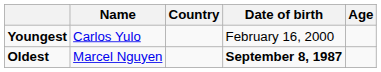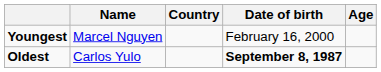(107, 36) Carlos Yulo -> (118, 36) Marcel Nguyen
(118, 57) Marcel Nguyen -> (107, 57) Carlos Yulo
